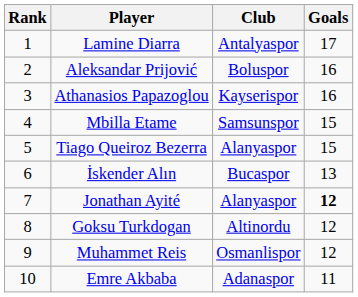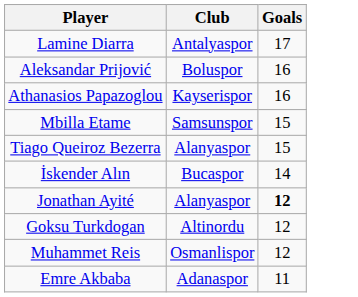- column: (28, 17)
(328, 174) 13 -> (282, 174) 14
